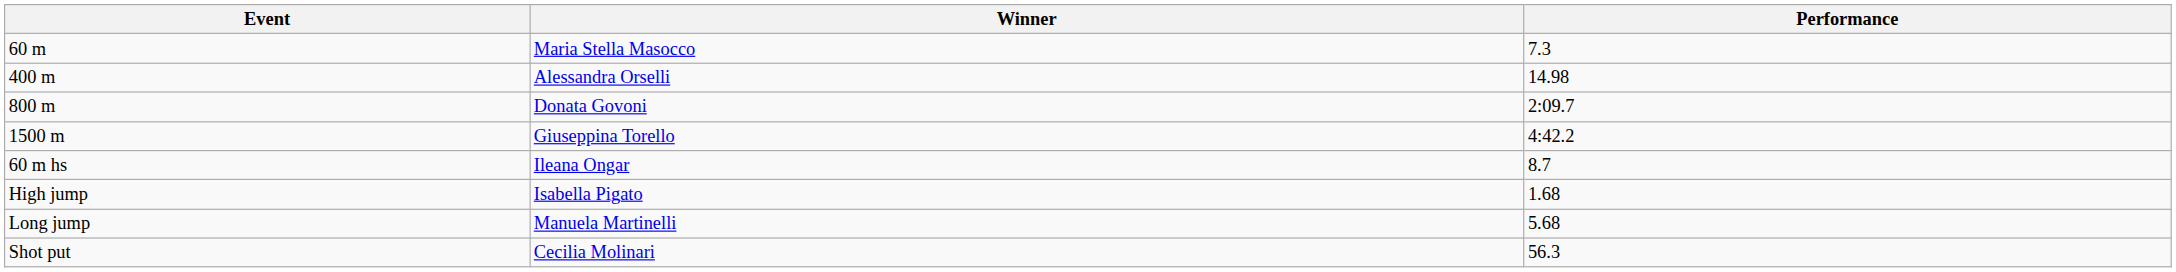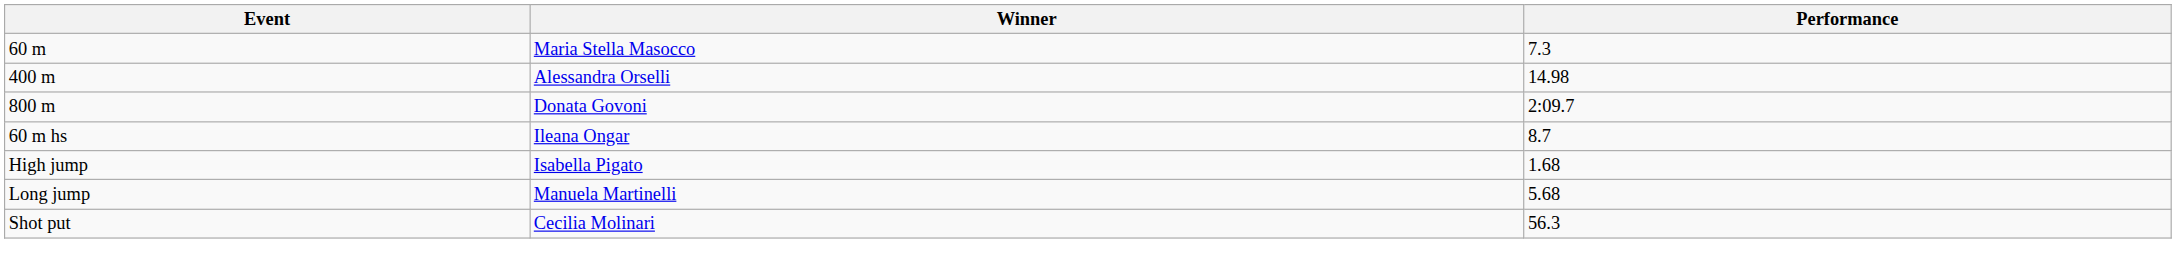- row: (37, 135)
